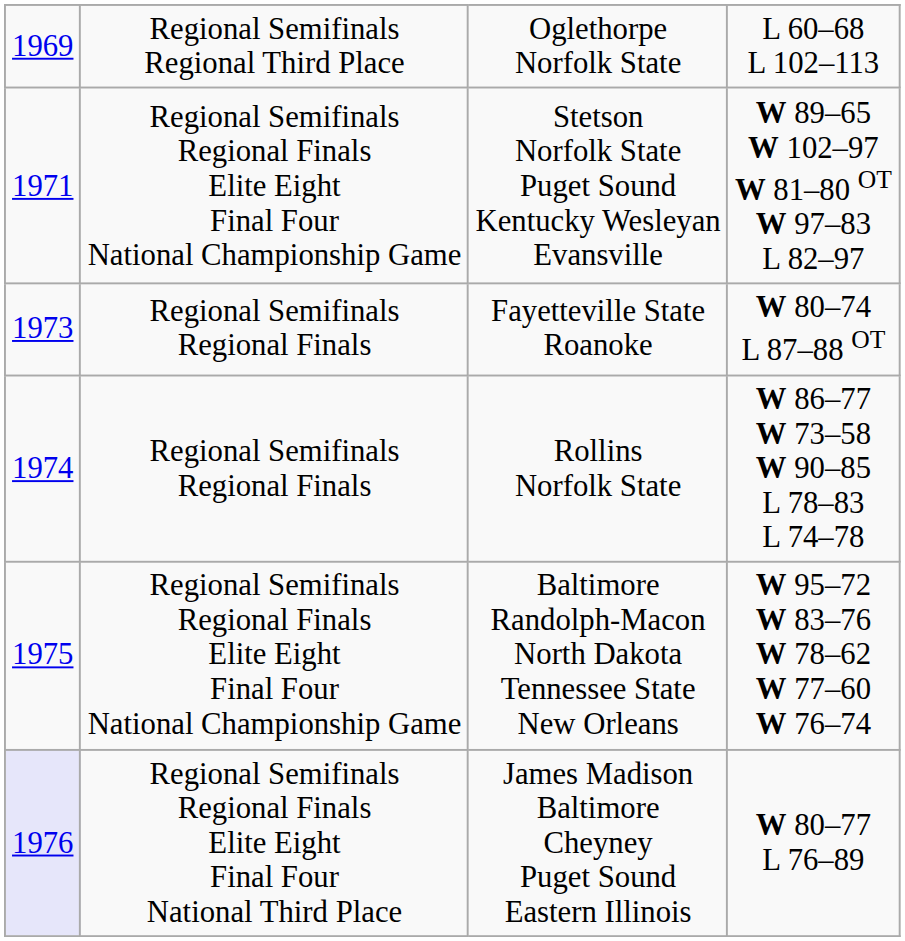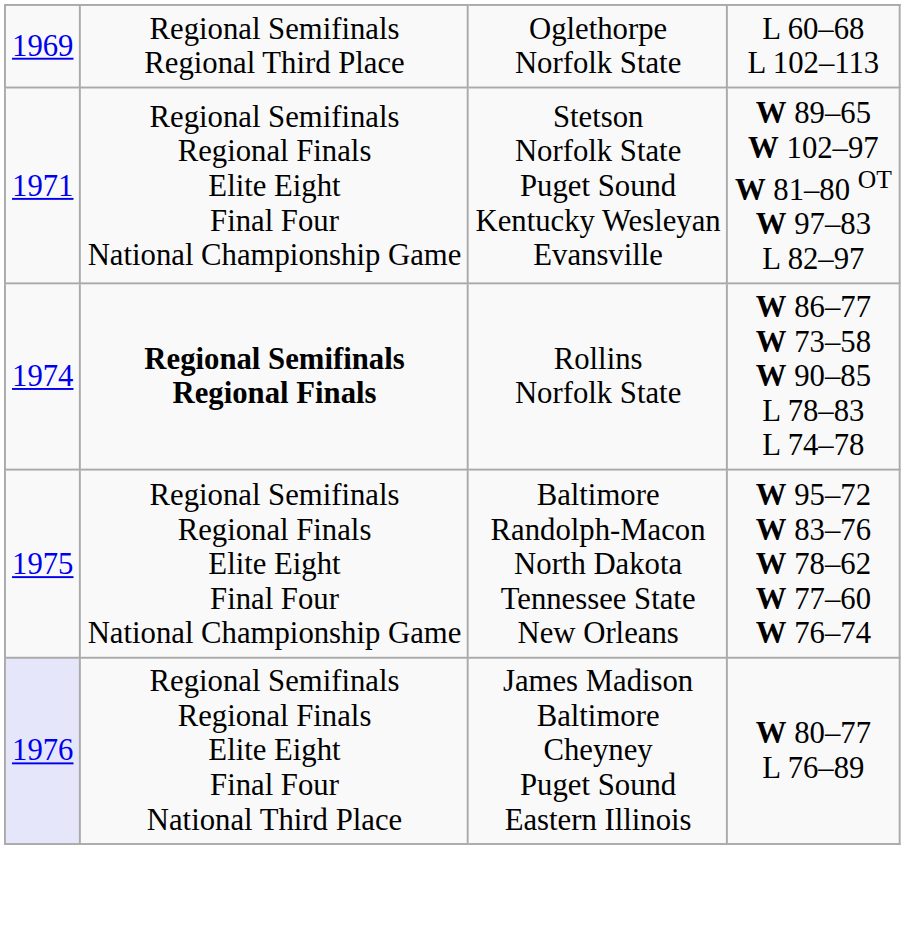- row: (598, 328)
(274, 468) normal -> (274, 376) bold
